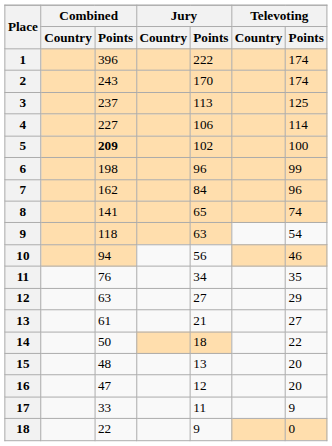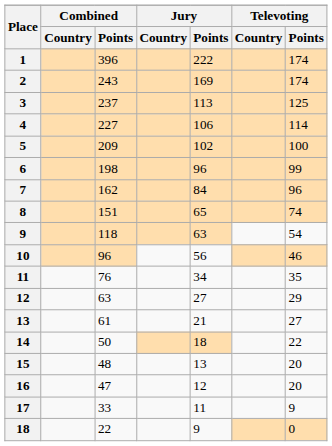(203, 81) 170 -> (203, 81) 169
(108, 146) bold -> (108, 146) normal
(108, 211) 141 -> (108, 211) 151
(105, 255) 94 -> (105, 255) 96
